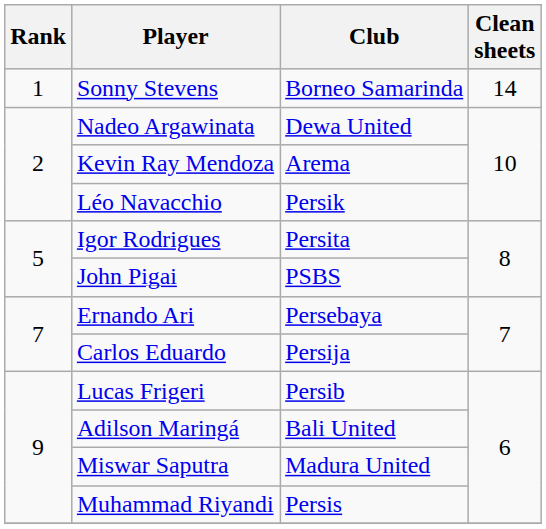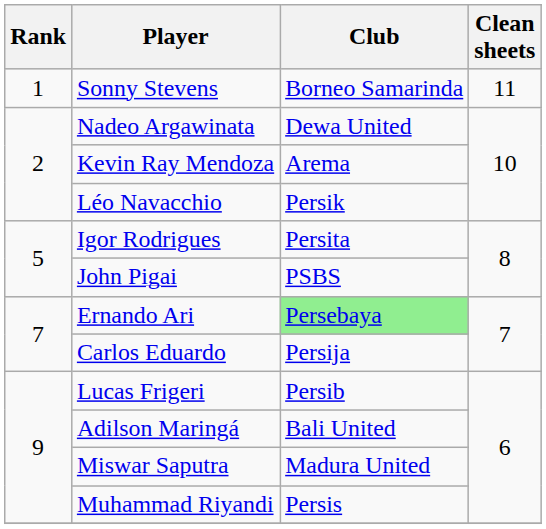(505, 88) 14 -> (505, 88) 11
(333, 314) no background -> (333, 314) lightgreen background
